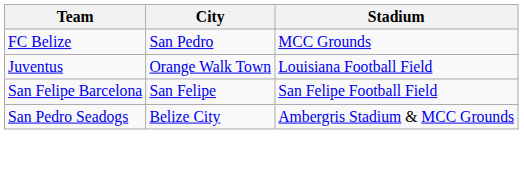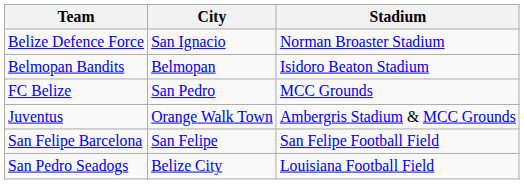+ row: (76, 41)
+ row: (66, 66)
(355, 66) Louisiana Football Field -> (398, 116) Ambergris Stadium & MCC Grounds
(396, 116) Ambergris Stadium & MCC Grounds -> (357, 166) Louisiana Football Field
